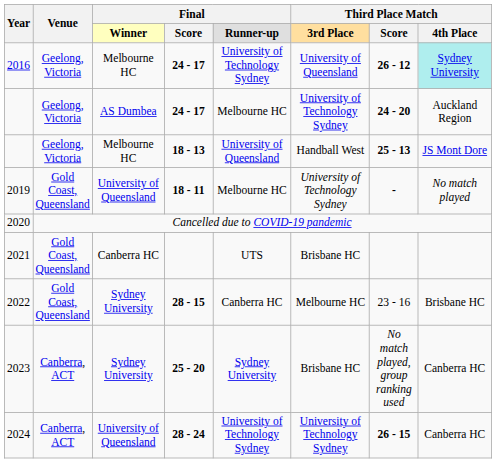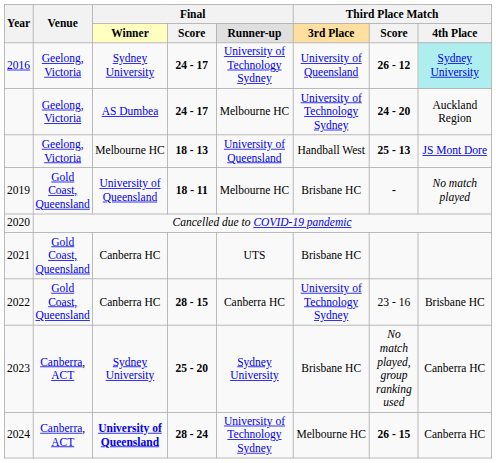(128, 65) Melbourne HC -> (130, 65) Sydney University
(330, 190) University of Technology Sydney -> (331, 190) Brisbane HC
(128, 302) Sydney University -> (130, 302) Canberra HC
(330, 302) Melbourne HC -> (331, 302) University of Technology Sydney
(128, 435) normal -> (130, 435) bold
(330, 435) University of Technology Sydney -> (331, 435) Melbourne HC
